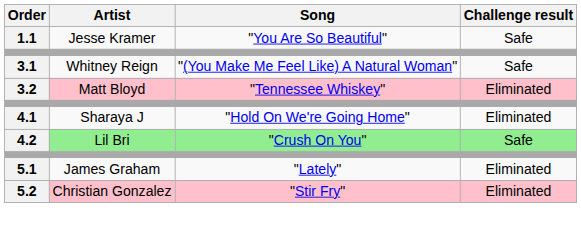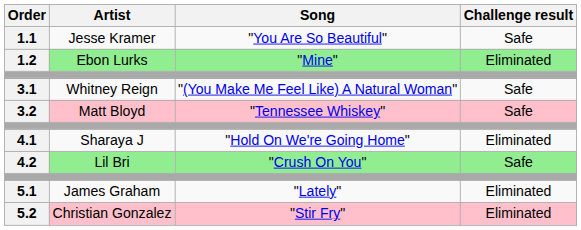+ row: (27, 60)
(518, 89) Eliminated -> (518, 111) Safe
